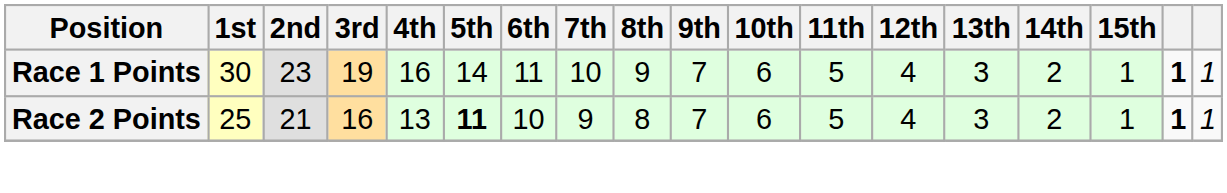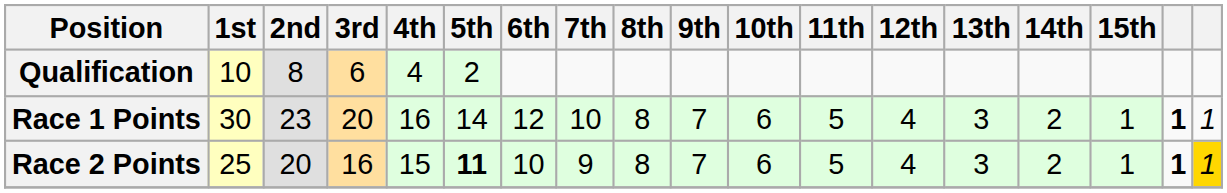+ row: (106, 73)
(357, 73) 19 -> (357, 118) 20
(529, 73) 11 -> (529, 118) 12
(642, 73) 9 -> (642, 118) 8
(295, 118) 21 -> (295, 164) 20
(415, 118) 13 -> (415, 164) 15
(1208, 118) no background -> (1208, 164) gold background
